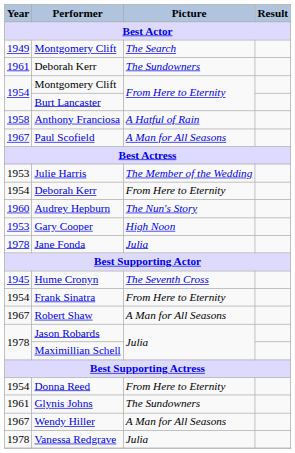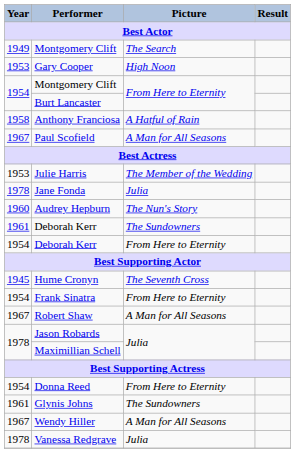rows swapped: (64, 226) <-> (65, 66)
rows swapped: (65, 191) <-> (60, 244)
